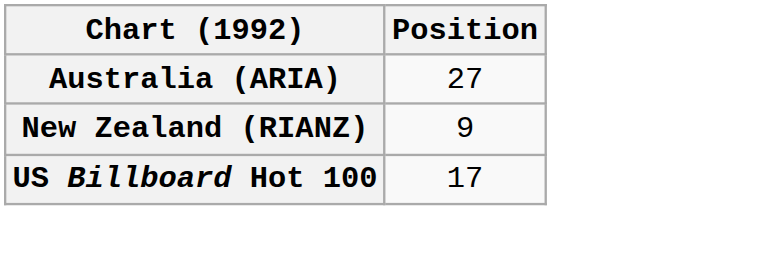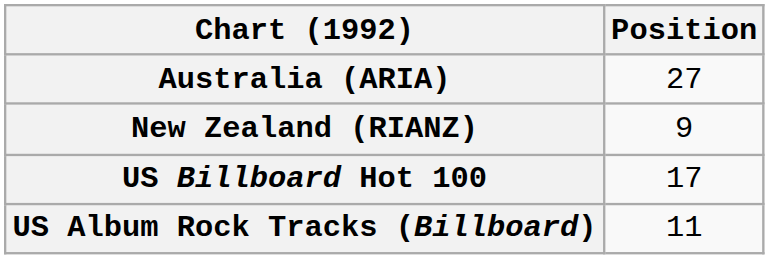+ row: (305, 228)
